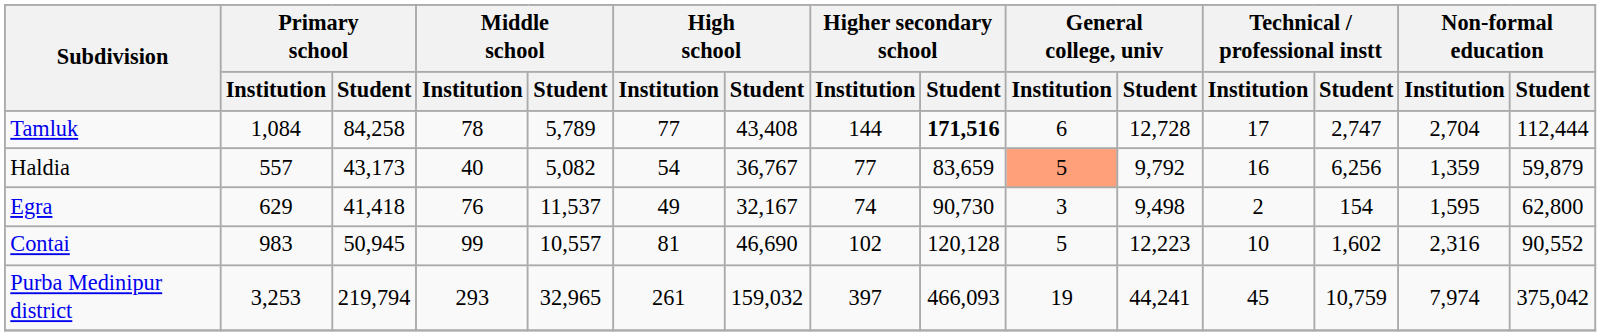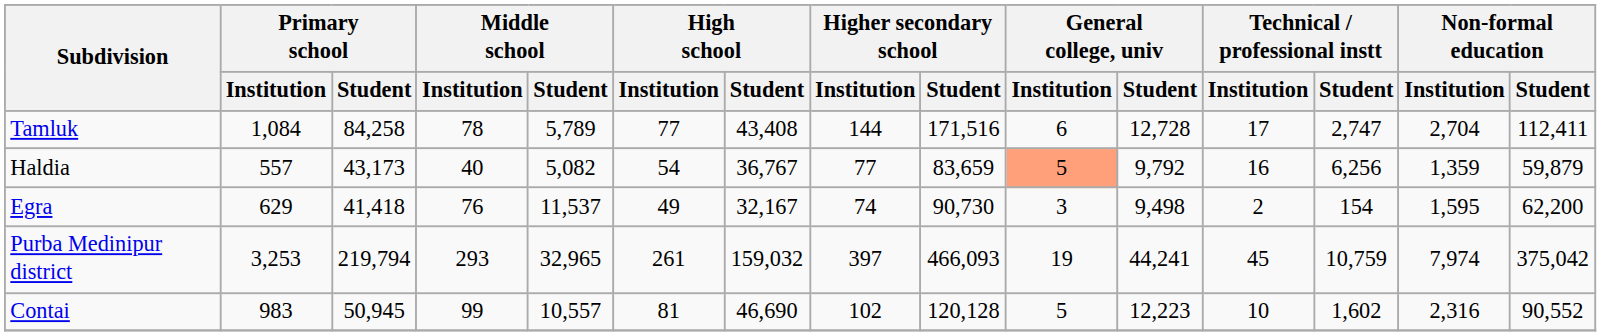(963, 129) bold -> (963, 129) normal
(1553, 129) 112,444 -> (1553, 129) 112,411
(1553, 206) 62,800 -> (1553, 206) 62,200
rows swapped: (40, 244) <-> (86, 297)
